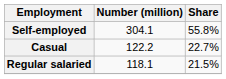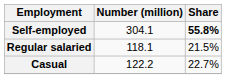(203, 30) normal -> (203, 30) bold
rows swapped: (49, 64) <-> (49, 47)
